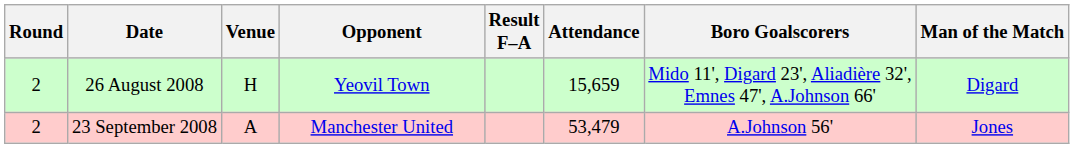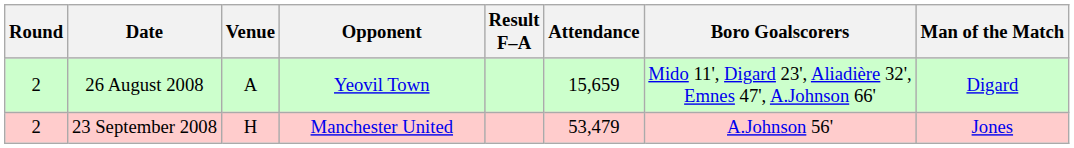(250, 85) H -> (250, 85) A
(250, 127) A -> (250, 127) H
